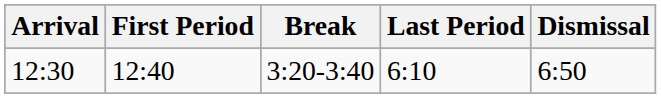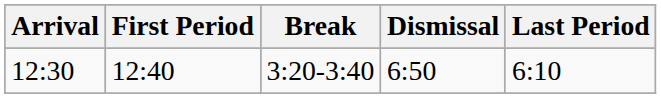columns swapped: (456, 26) <-> (594, 26)
